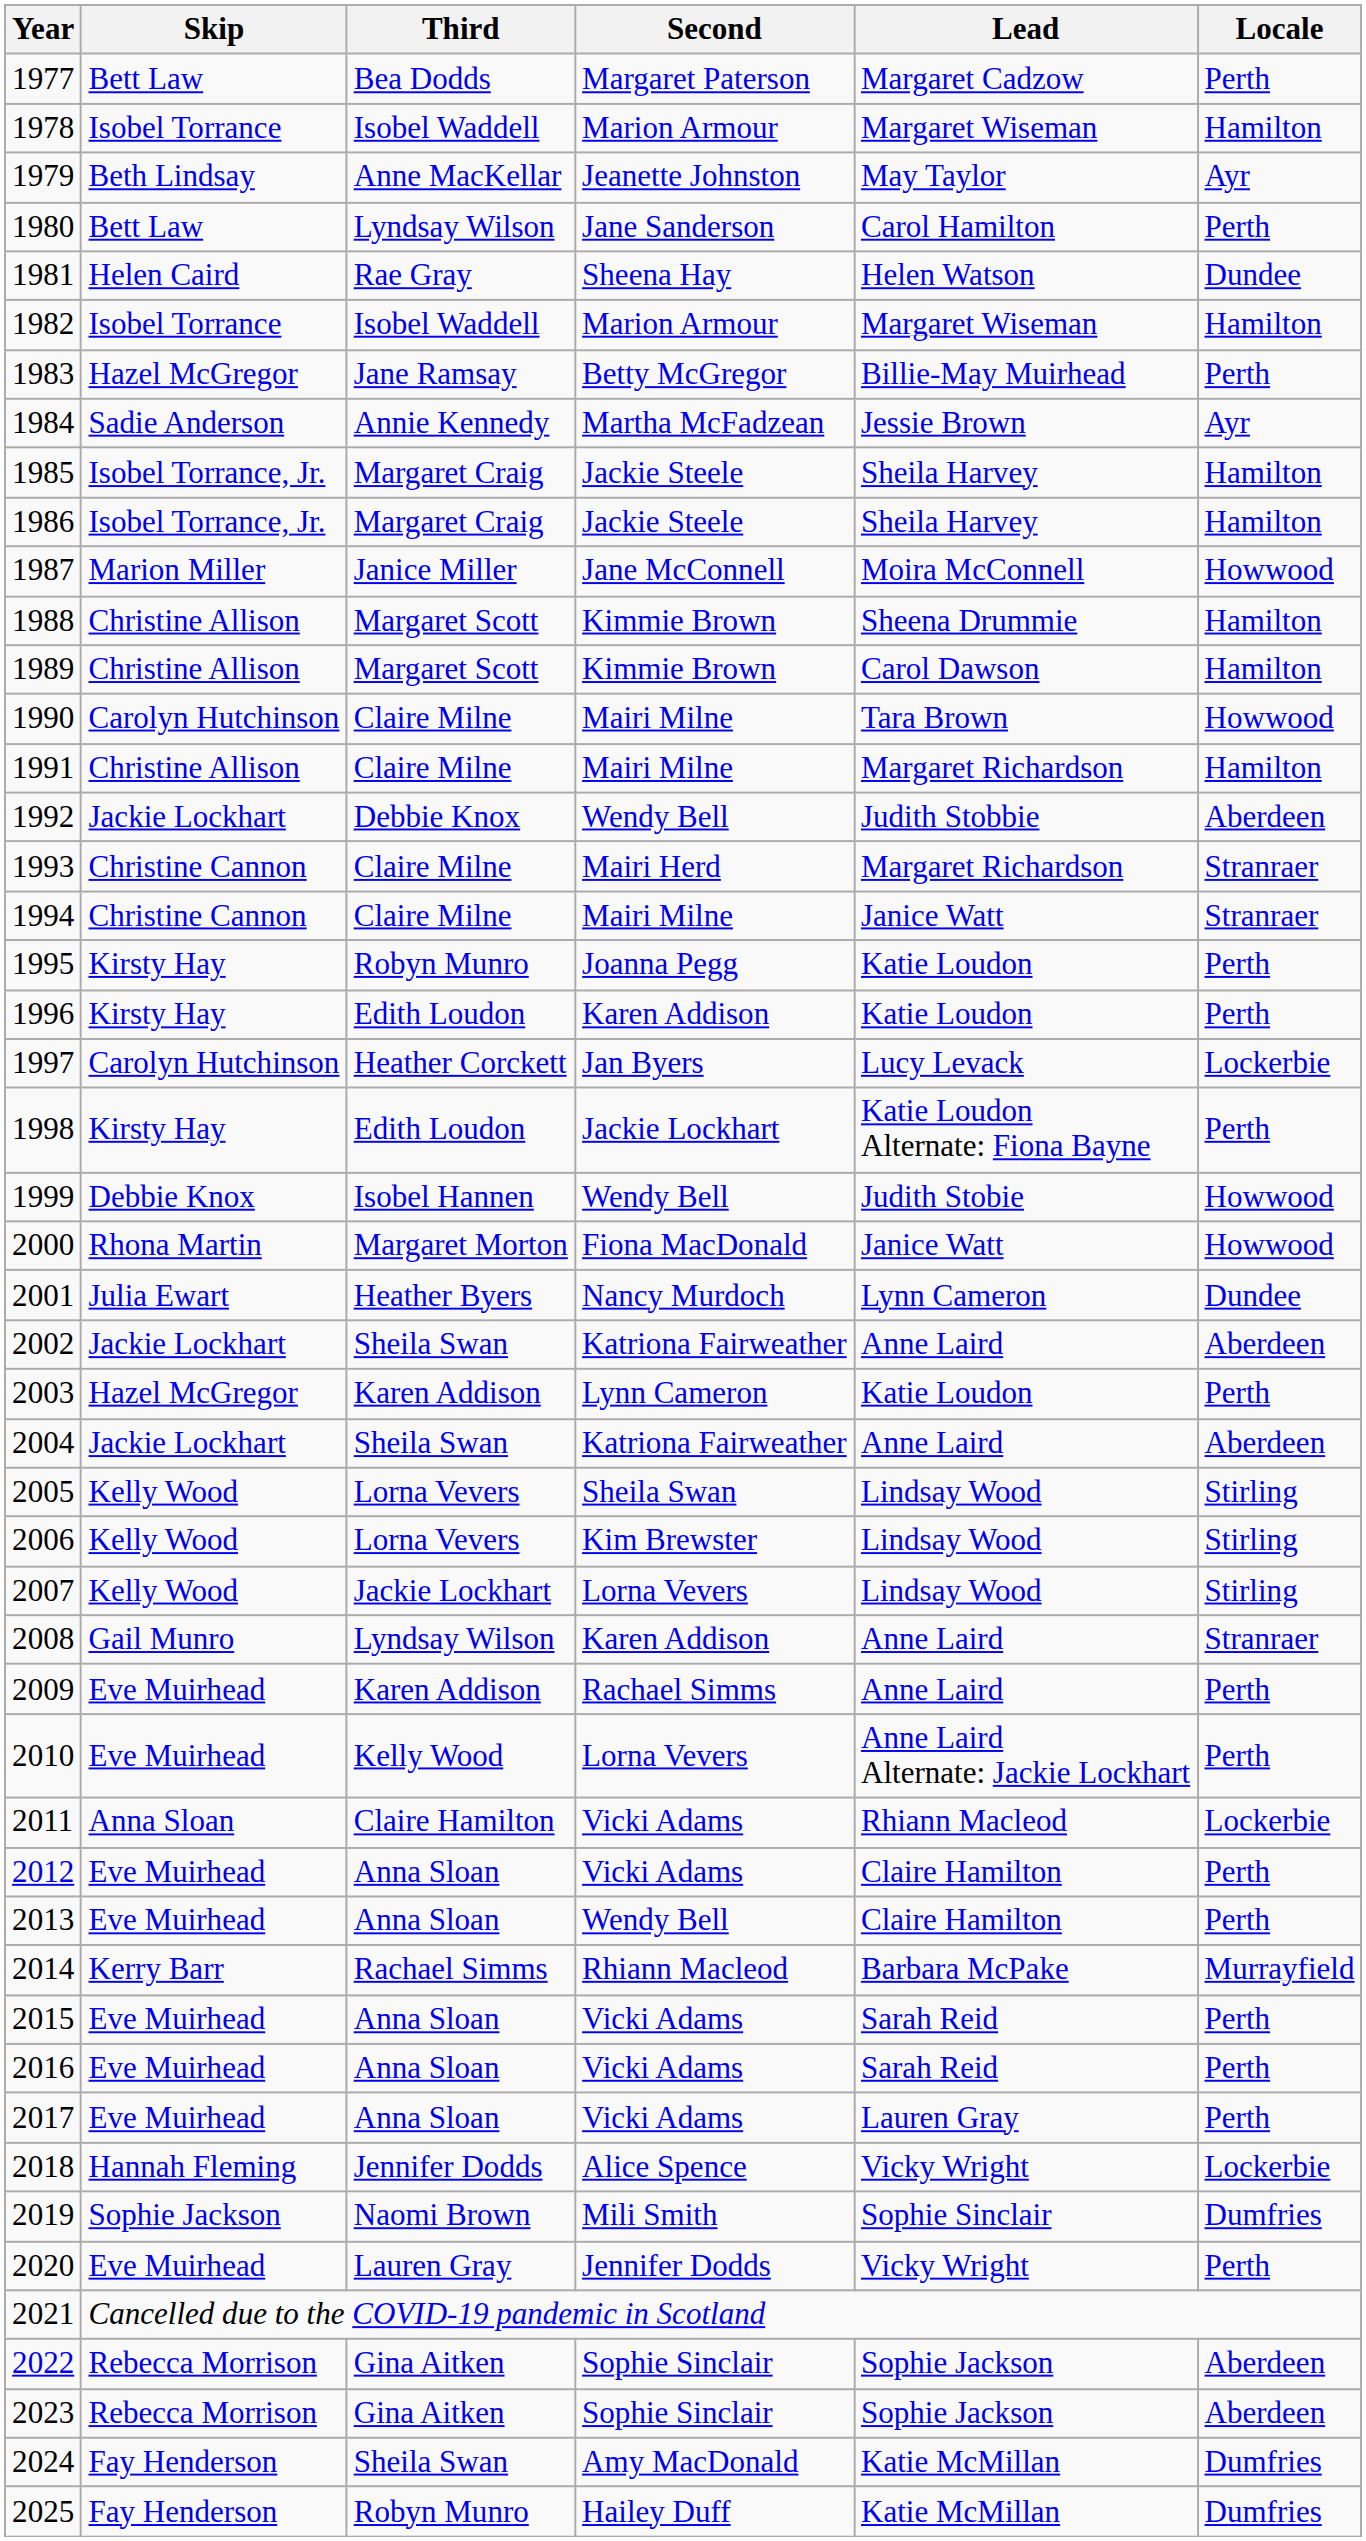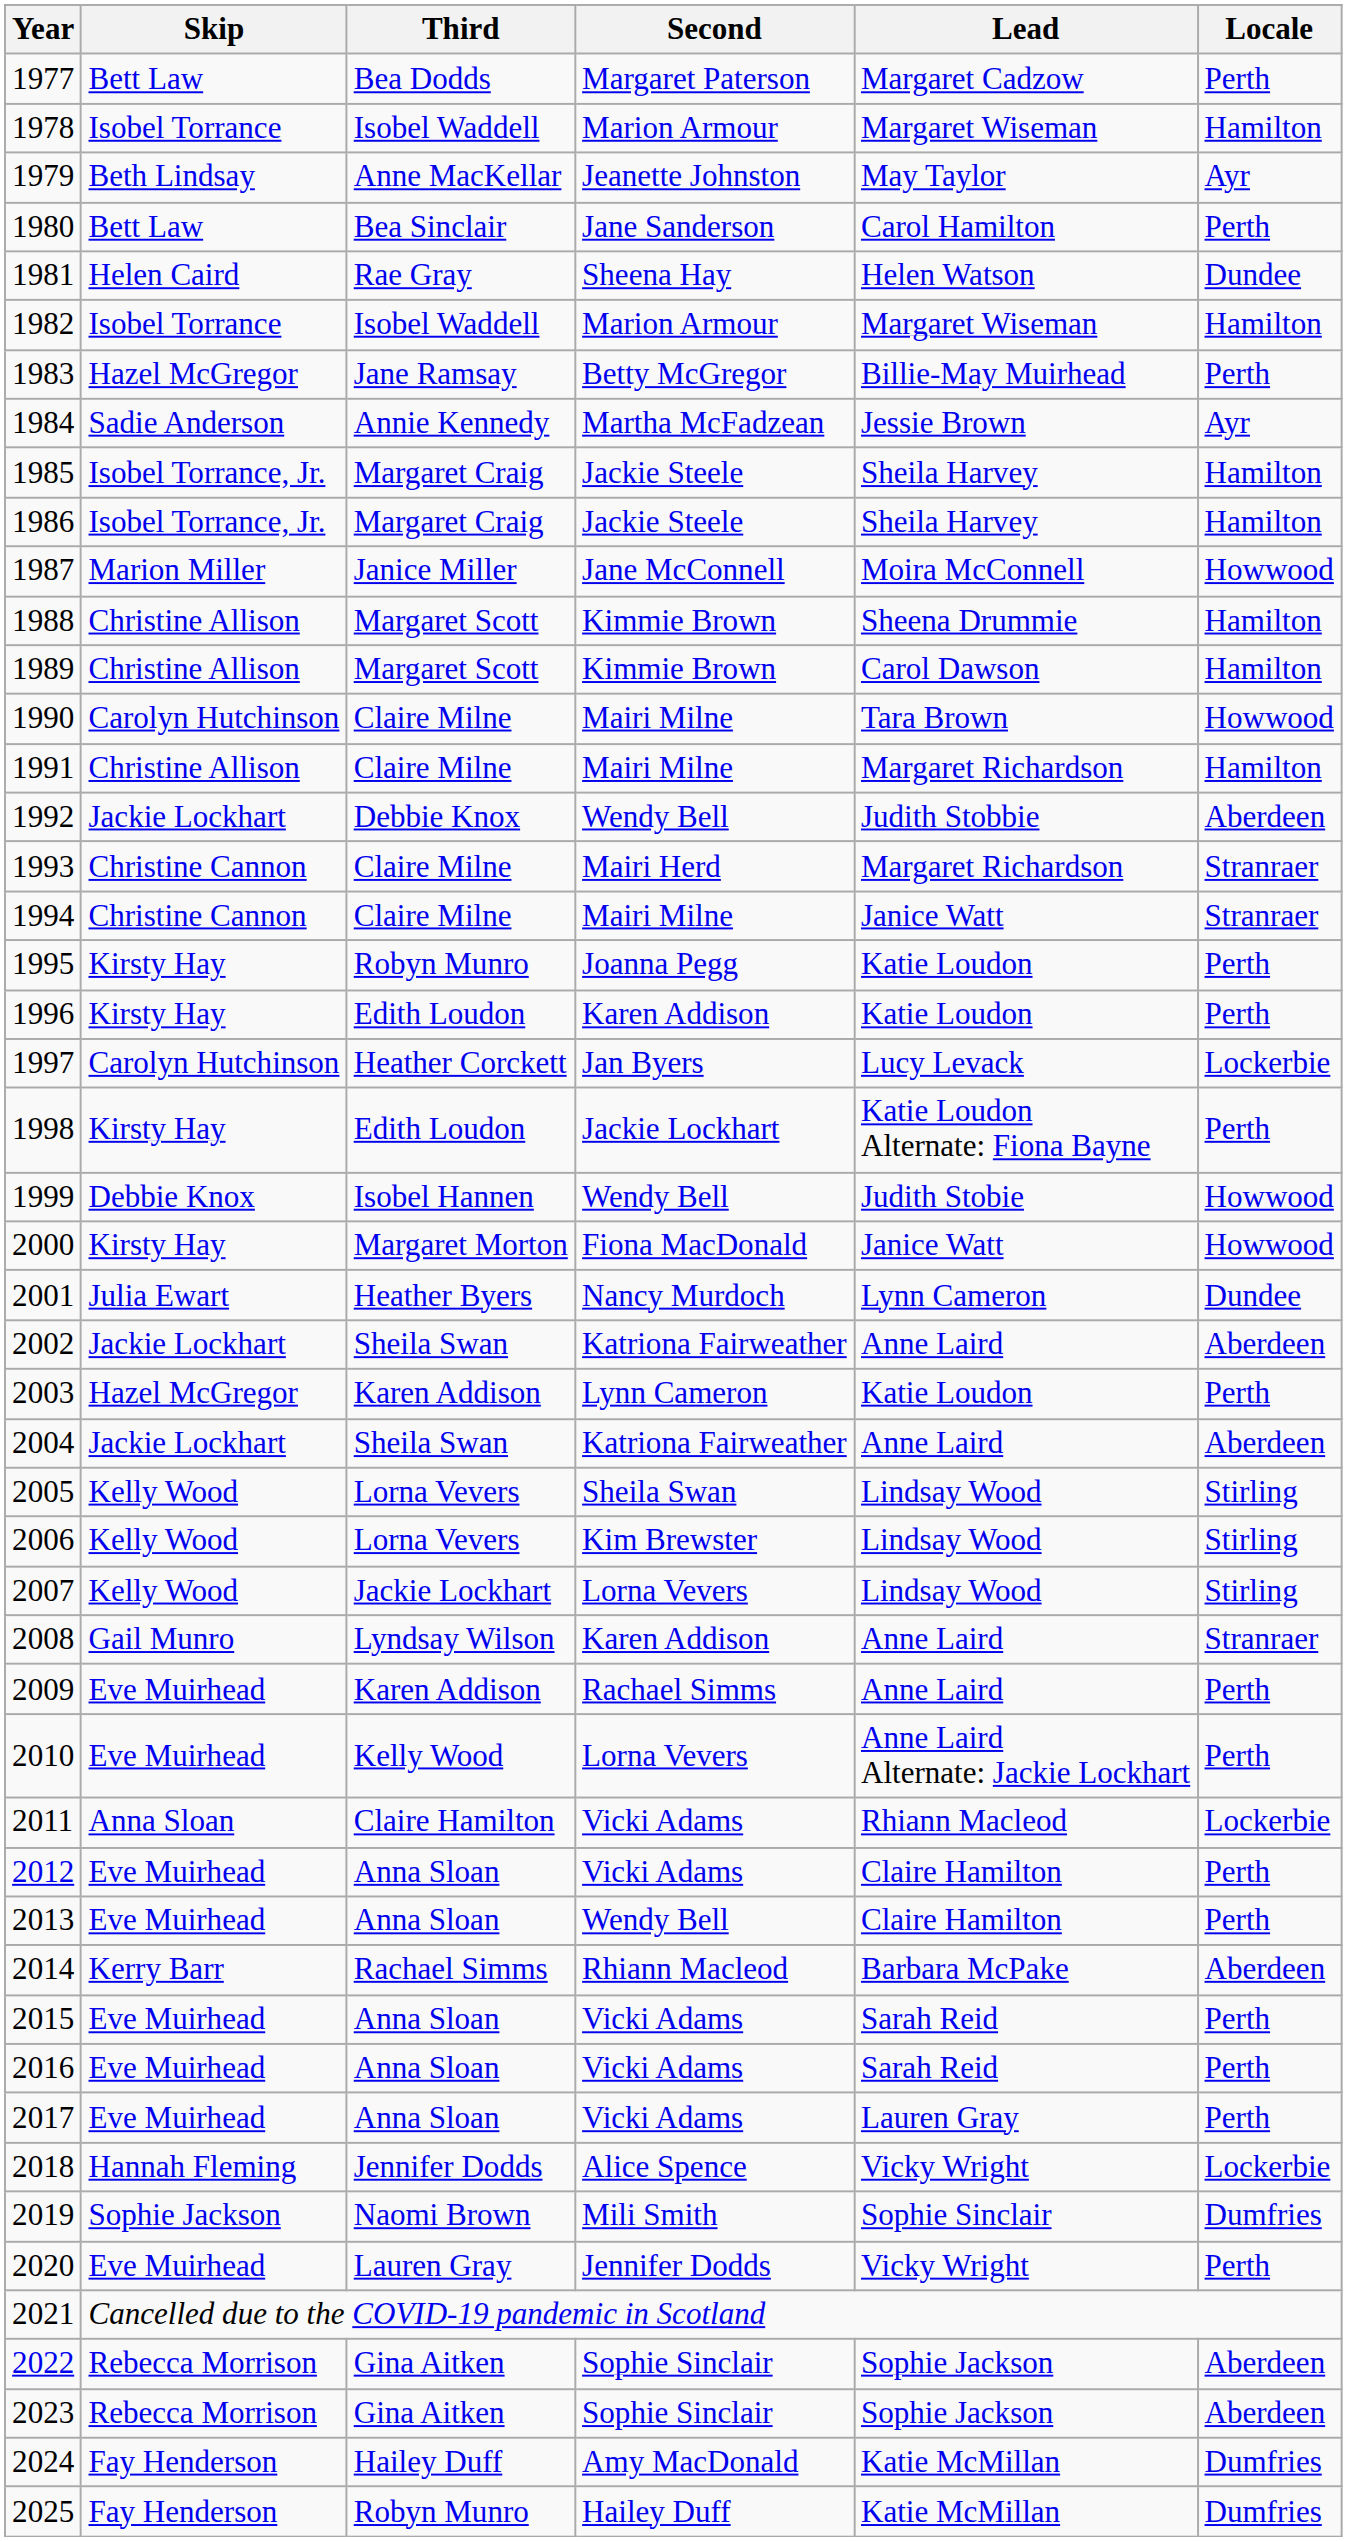(454, 226) Lyndsay Wilson -> (430, 226) Bea Sinclair
(175, 1245) Rhona Martin -> (157, 1245) Kirsty Hay
(1280, 1969) Murrayfield -> (1265, 1969) Aberdeen
(431, 2461) Sheila Swan -> (428, 2461) Hailey Duff
